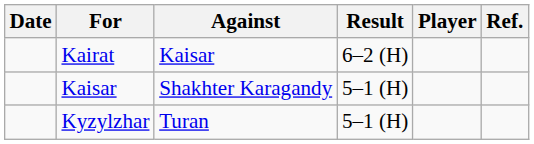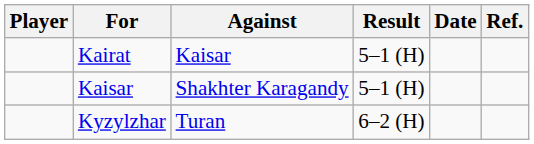columns swapped: (447, 21) <-> (31, 21)
(375, 54) 6–2 (H) -> (391, 54) 5–1 (H)
(375, 121) 5–1 (H) -> (391, 121) 6–2 (H)
